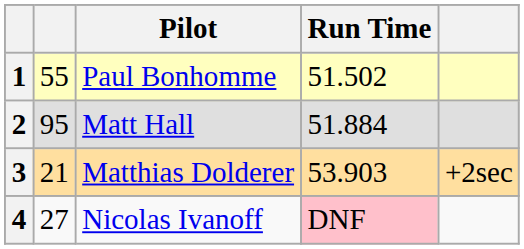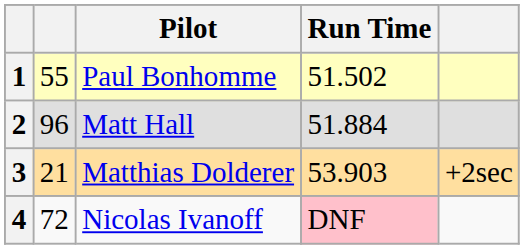(54, 124) 95 -> (54, 124) 96
(54, 220) 27 -> (54, 220) 72
